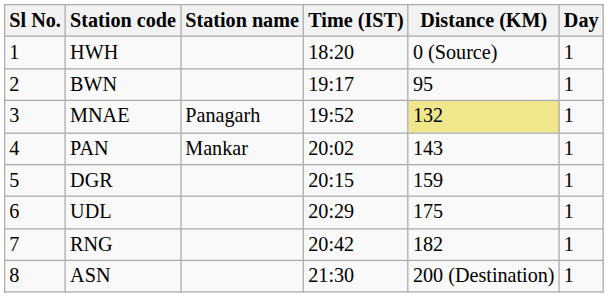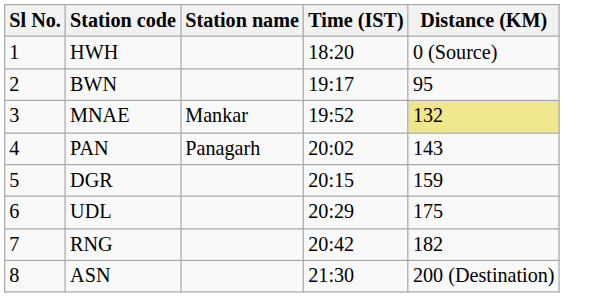- column: (581, 20)
(223, 116) Panagarh -> (217, 116) Mankar
(217, 148) Mankar -> (223, 148) Panagarh
